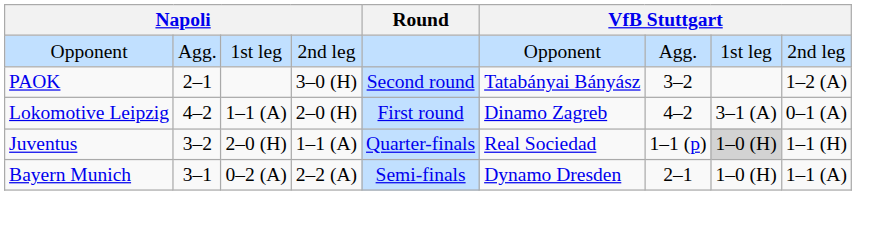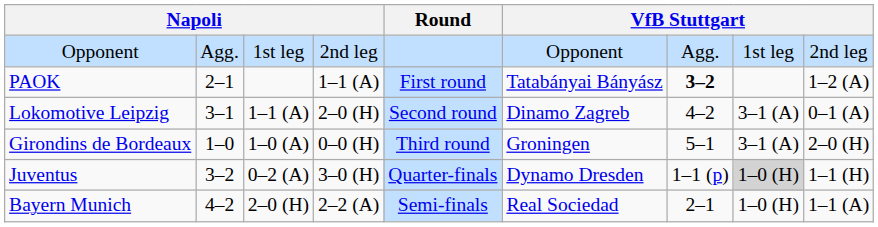(326, 81) 3–0 (H) -> (349, 81) 1–1 (A)
(421, 81) Second round -> (443, 81) First round
(678, 81) normal -> (700, 81) bold
(197, 112) 4–2 -> (220, 112) 3–1
(421, 112) First round -> (443, 112) Second round
+ row: (100, 143)
(256, 143) 2–0 (H) -> (278, 174) 0–2 (A)
(326, 143) 1–1 (A) -> (349, 174) 3–0 (H)
(540, 143) Real Sociedad -> (575, 174) Dynamo Dresden
(197, 174) 3–1 -> (220, 205) 4–2
(256, 174) 0–2 (A) -> (278, 205) 2–0 (H)
(553, 174) Dynamo Dresden -> (562, 205) Real Sociedad
